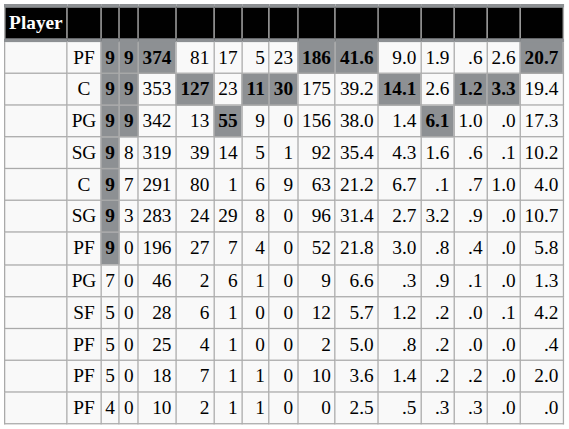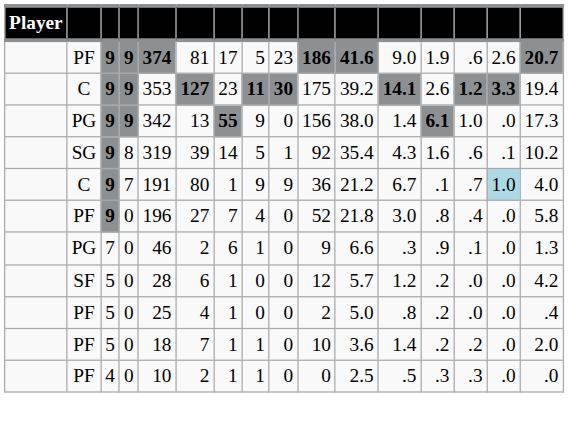(157, 184) 291 -> (157, 184) 191
(260, 184) 6 -> (260, 184) 9
(321, 184) 63 -> (321, 184) 36
(504, 184) no background -> (504, 184) lightblue background
- row: (84, 216)
(508, 312) .1 -> (508, 280) .0
